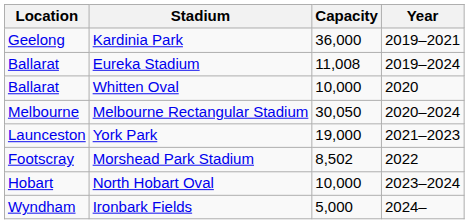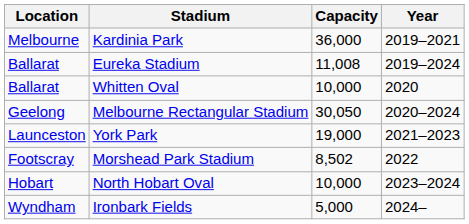(36, 40) Geelong -> (43, 40) Melbourne
(43, 111) Melbourne -> (36, 111) Geelong
